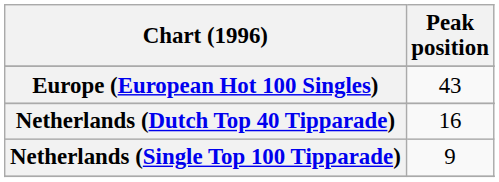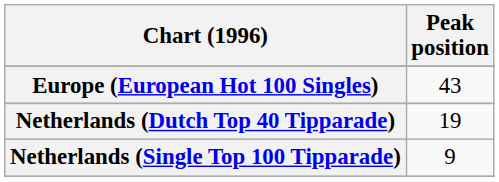(450, 120) 16 -> (450, 120) 19
